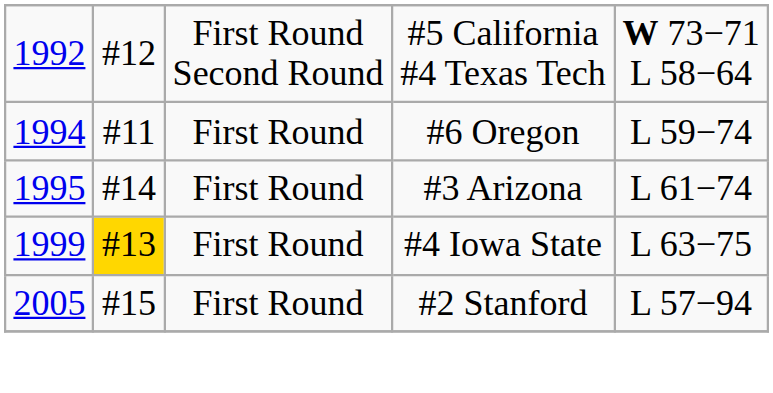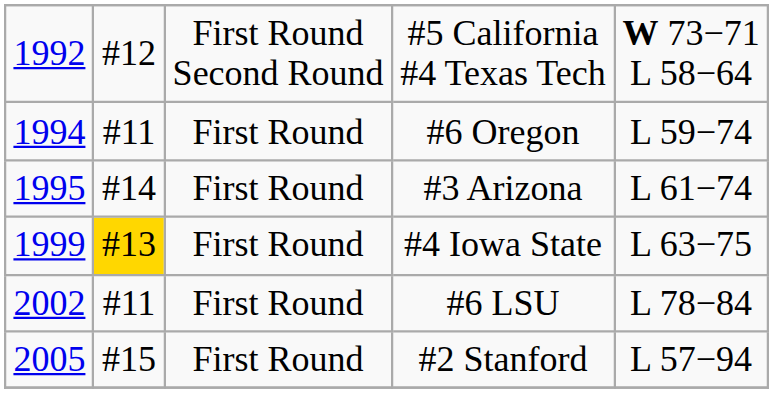+ row: (503, 301)
